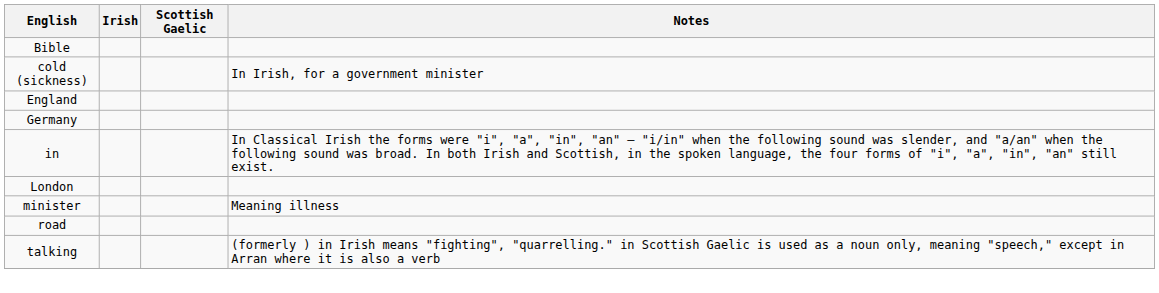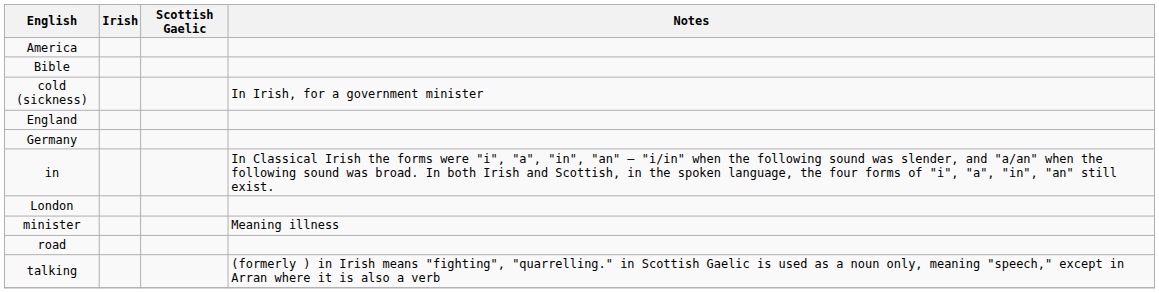+ row: (52, 47)
